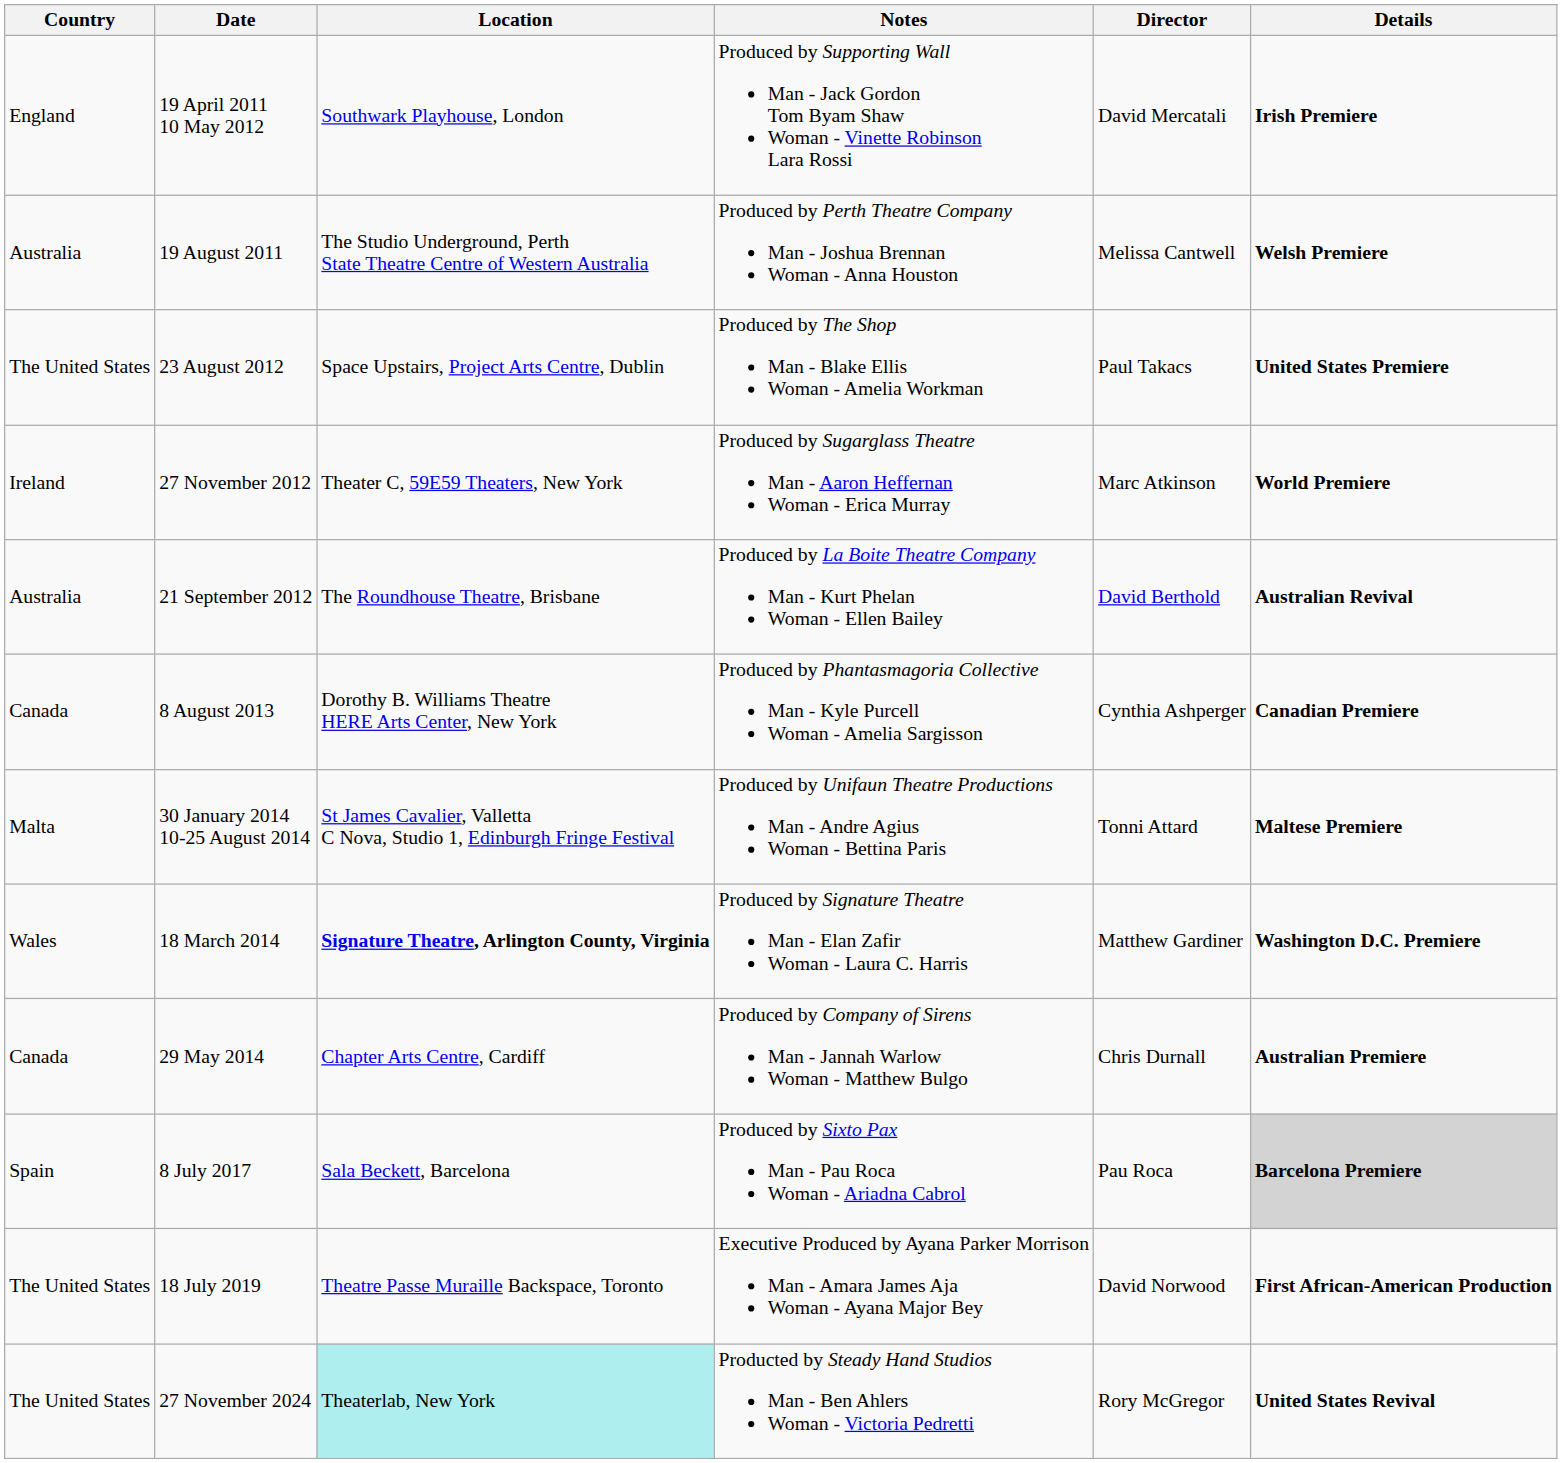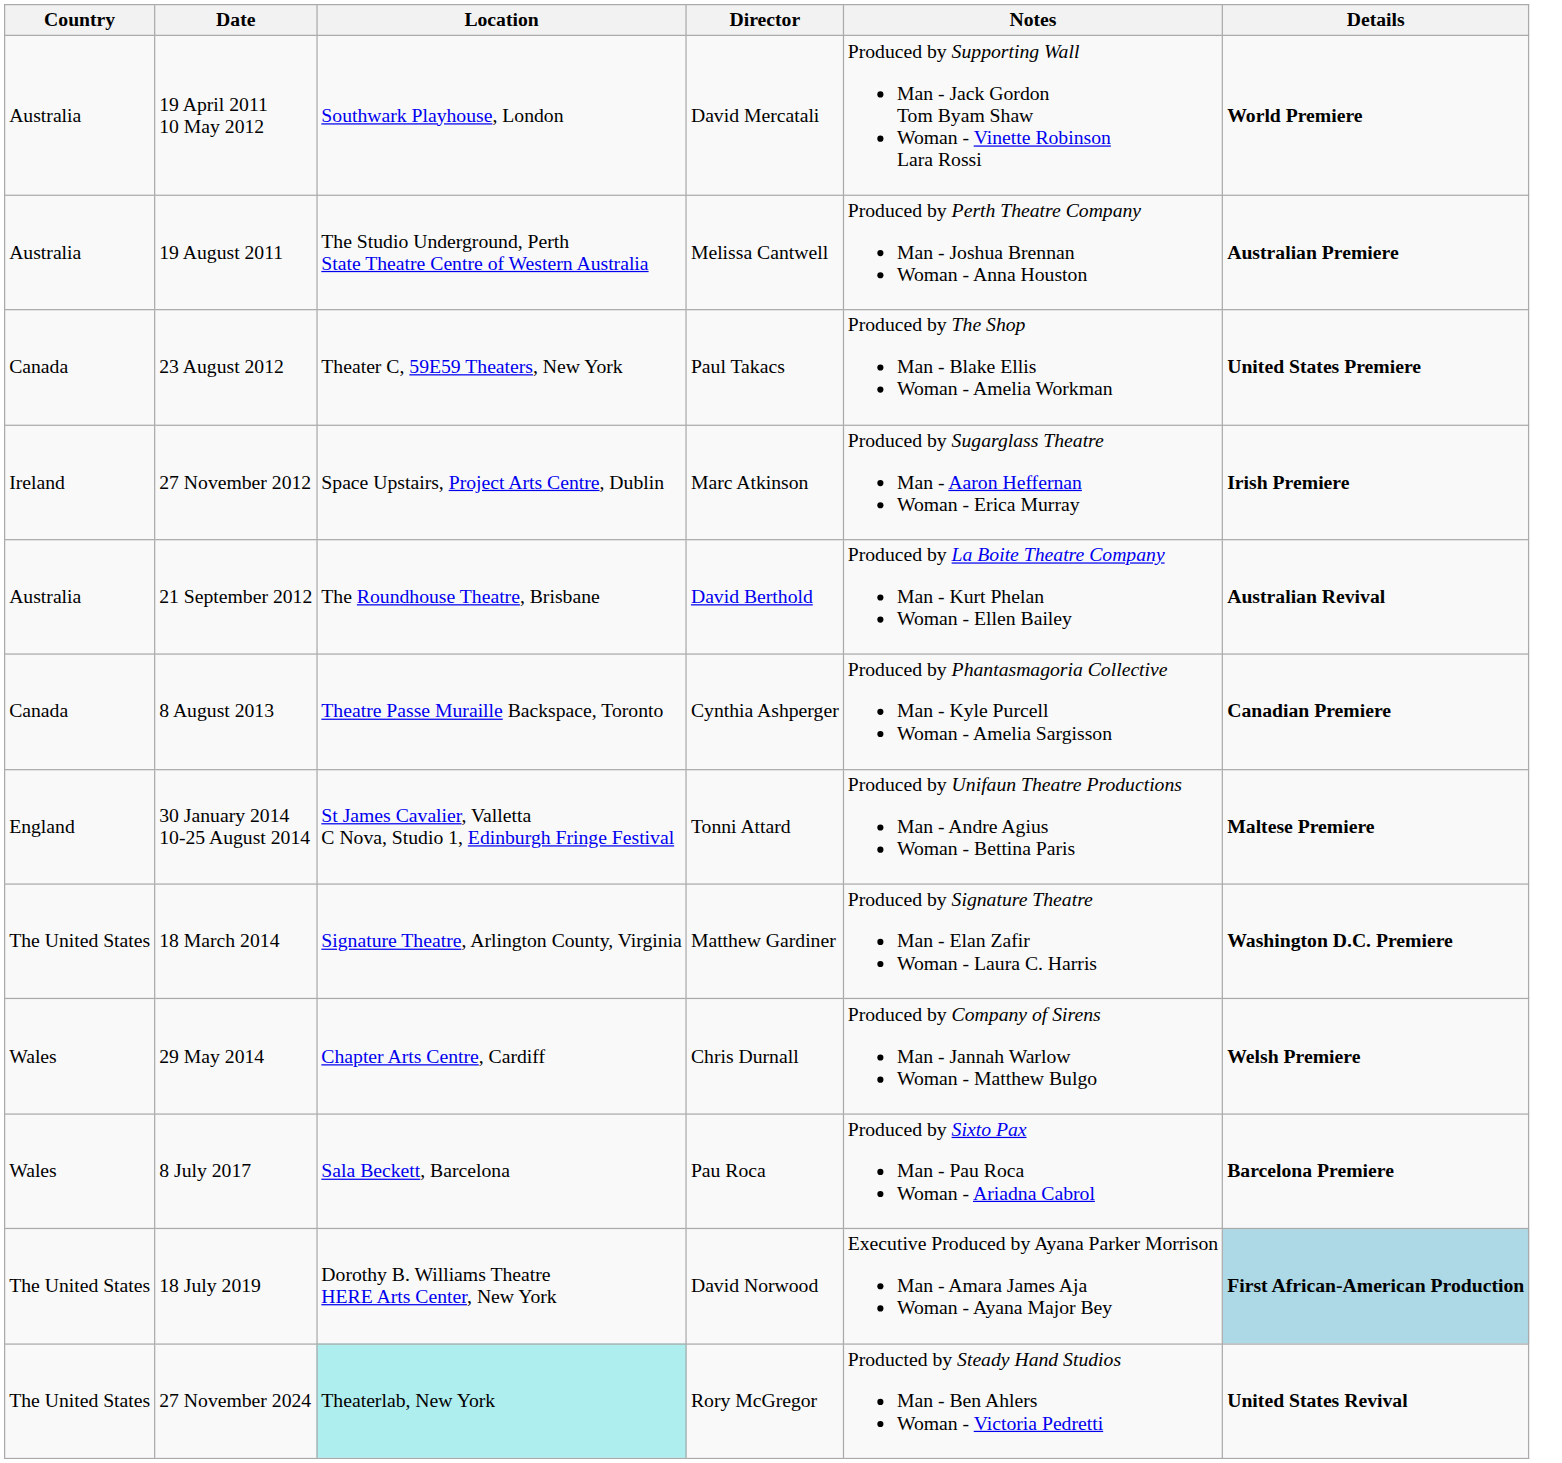columns swapped: (1172, 20) <-> (904, 20)
(42, 115) England -> (45, 115) Australia
(1316, 115) Irish Premiere -> (1295, 115) World Premiere
(1321, 252) Welsh Premiere -> (1313, 252) Australian Premiere
(80, 367) The United States -> (39, 367) Canada
(493, 367) Space Upstairs, Project Arts Centre, Dublin -> (472, 367) Theater C, 59E59 Theaters, New York
(472, 481) Theater C, 59E59 Theaters, New York -> (493, 481) Space Upstairs, Project Arts Centre, Dublin
(1323, 481) World Premiere -> (1288, 481) Irish Premiere
(439, 711) Dorothy B. Williams Theatre HERE Arts Center, New York -> (492, 711) Theatre Passe Muraille Backspace, Toronto
(32, 826) Malta -> (42, 826) England
(33, 941) Wales -> (80, 941) The United States
(515, 941) bold -> (502, 941) normal
(39, 1056) Canada -> (33, 1056) Wales
(1341, 1056) Australian Premiere -> (1294, 1056) Welsh Premiere
(32, 1171) Spain -> (33, 1171) Wales
(1338, 1171) lightgrey background -> (1311, 1171) no background
(492, 1285) Theatre Passe Muraille Backspace, Toronto -> (439, 1285) Dorothy B. Williams Theatre HERE Arts Center, New York
(1403, 1285) no background -> (1376, 1285) lightblue background
